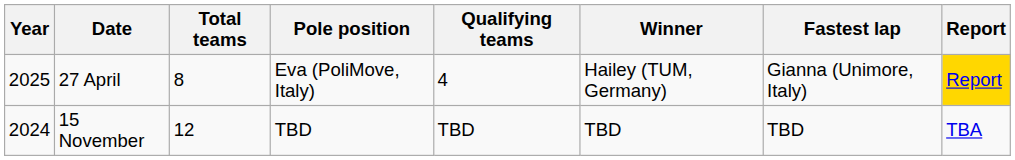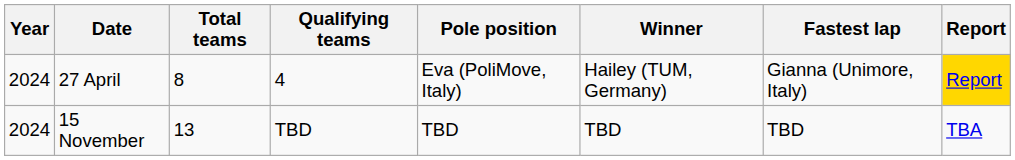columns swapped: (507, 29) <-> (352, 29)
(30, 79) 2025 -> (30, 79) 2024
(184, 130) 12 -> (184, 130) 13
